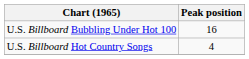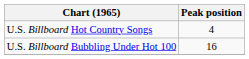rows swapped: (80, 46) <-> (91, 29)
